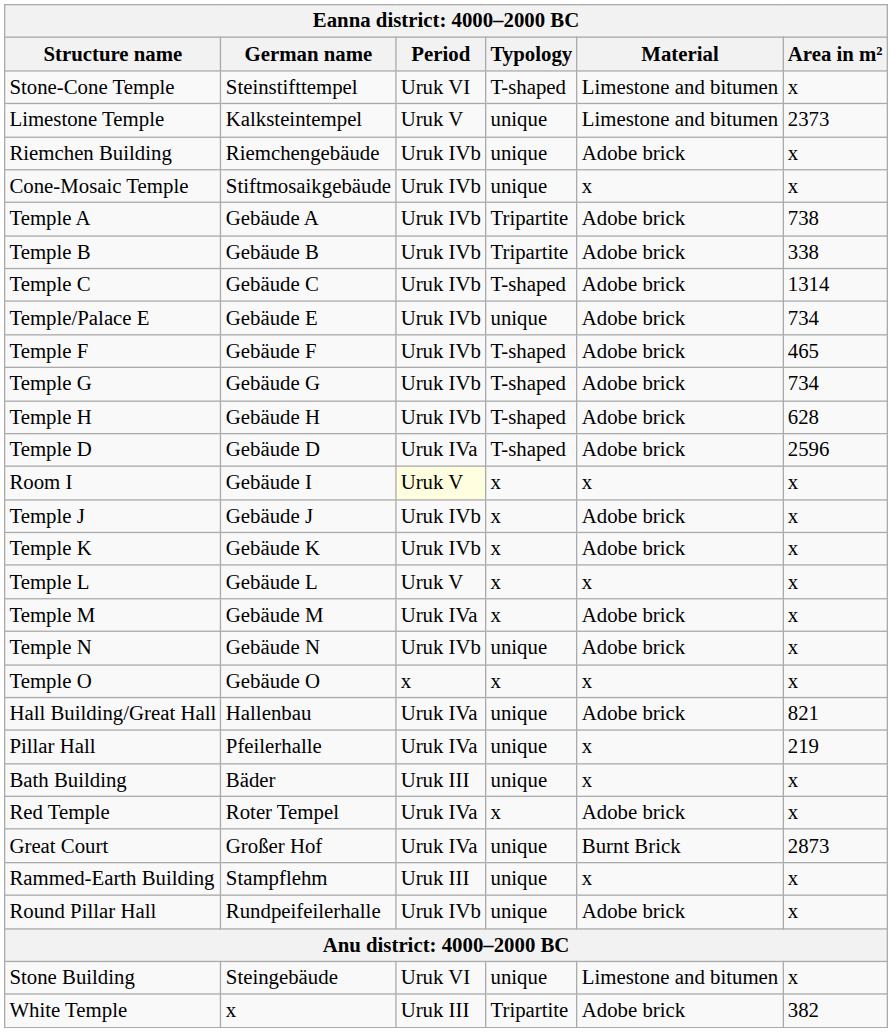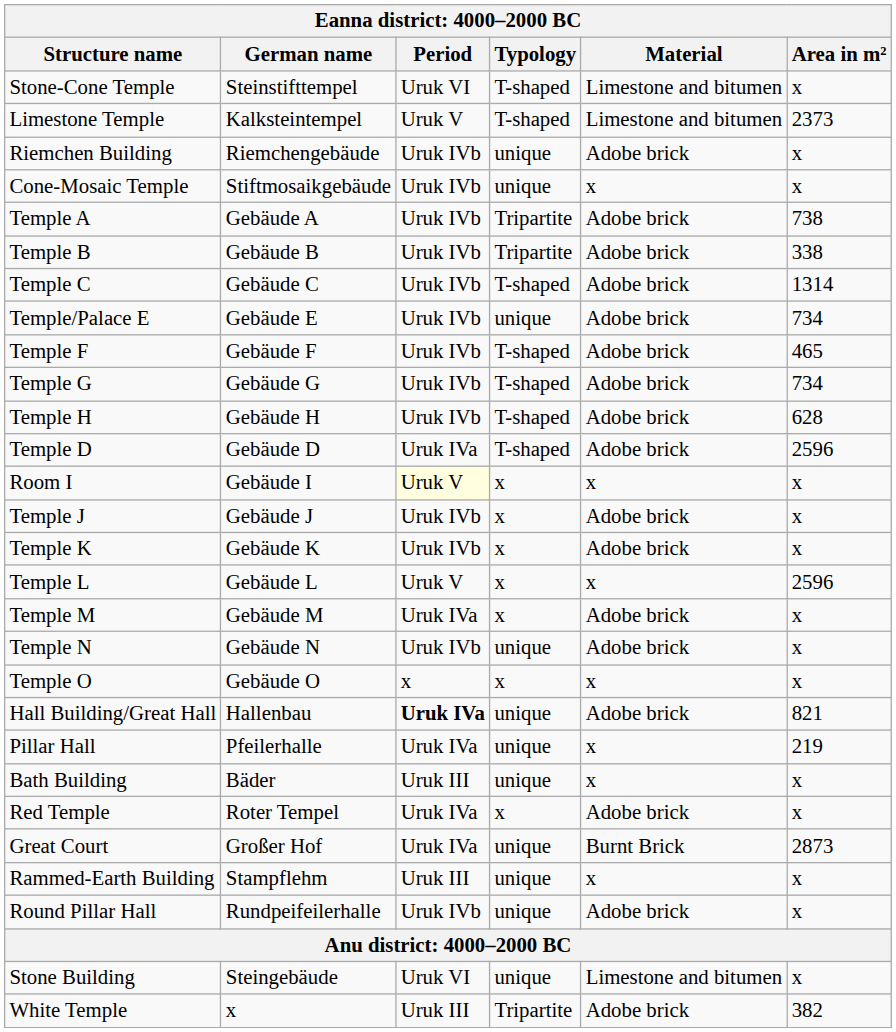(519, 119) unique -> (532, 119) T-shaped
(793, 581) x -> (812, 581) 2596
(439, 713) normal -> (443, 713) bold
